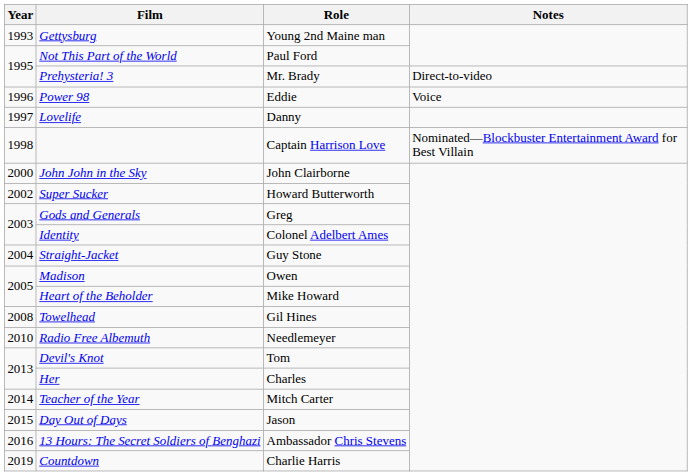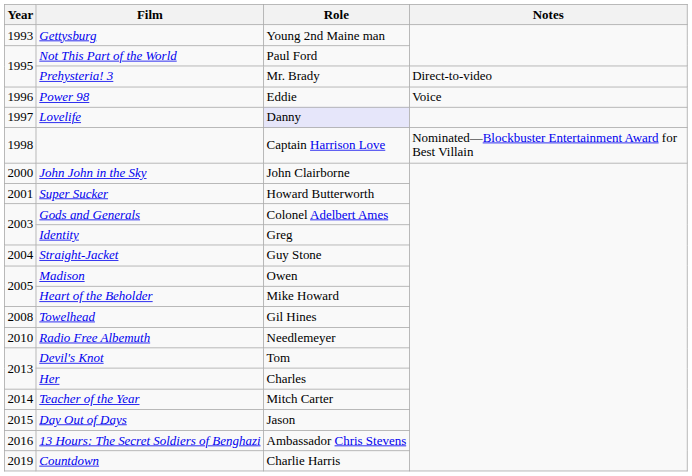(284, 117) no background -> (284, 117) lavender background
(20, 193) 2002 -> (20, 193) 2001
(279, 214) Greg -> (327, 214) Colonel Adelbert Ames
(327, 234) Colonel Adelbert Ames -> (279, 234) Greg
